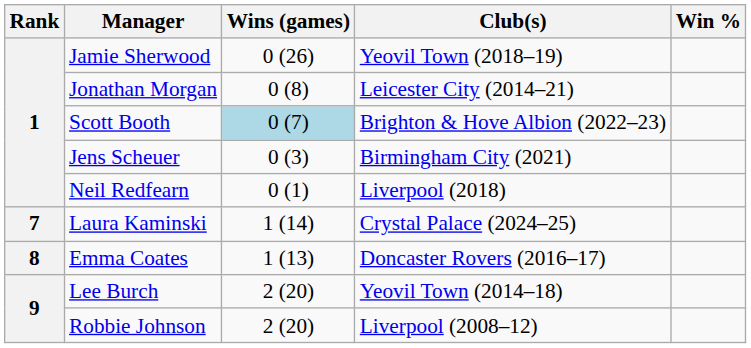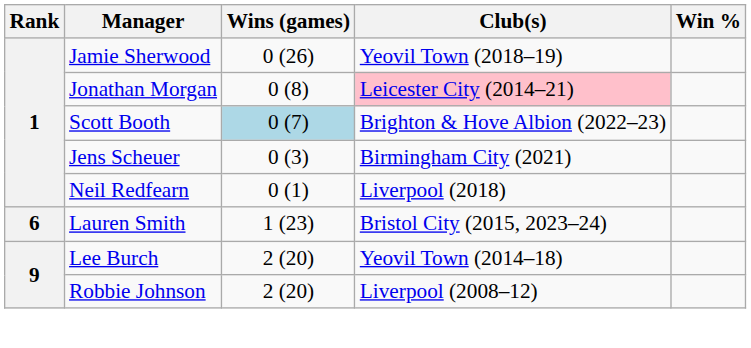(467, 88) no background -> (467, 88) pink background
+ row: (127, 223)
- row: (138, 223)
- row: (128, 257)
